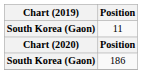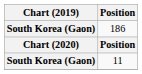rows swapped: (118, 28) <-> (118, 61)
